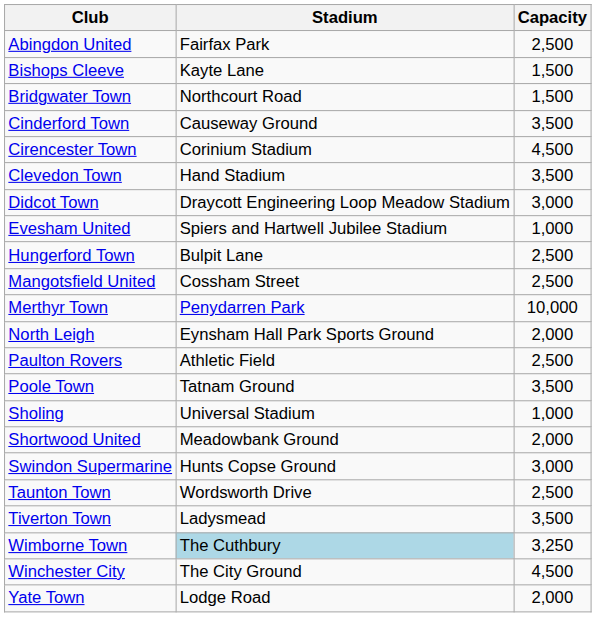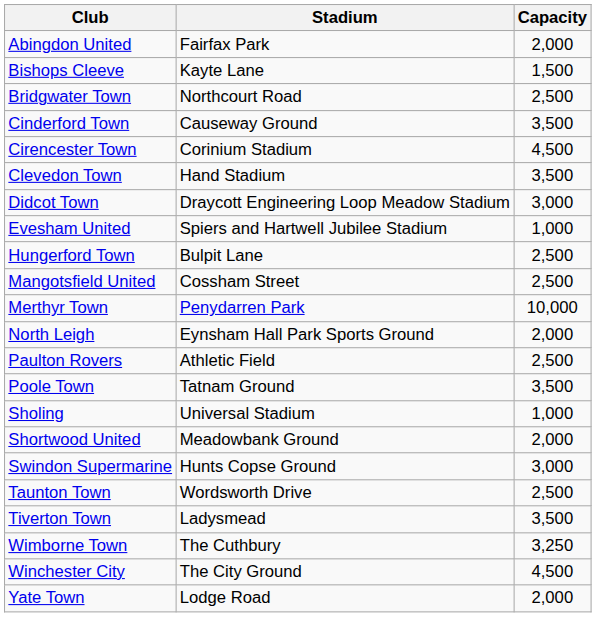(552, 44) 2,500 -> (552, 44) 2,000
(552, 96) 1,500 -> (552, 96) 2,500
(230, 545) lightblue background -> (230, 545) no background
